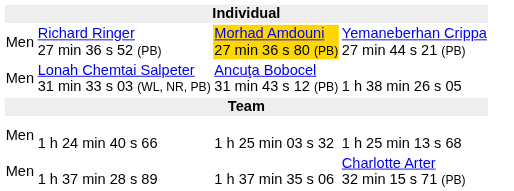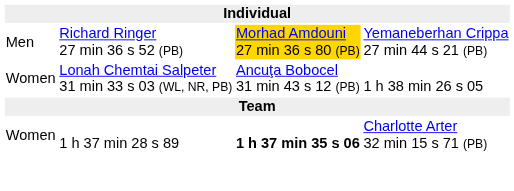(20, 78) Men -> (31, 78) Women
- row: (98, 143)
(20, 171) Men -> (31, 134) Women
(274, 179) normal -> (298, 143) bold
